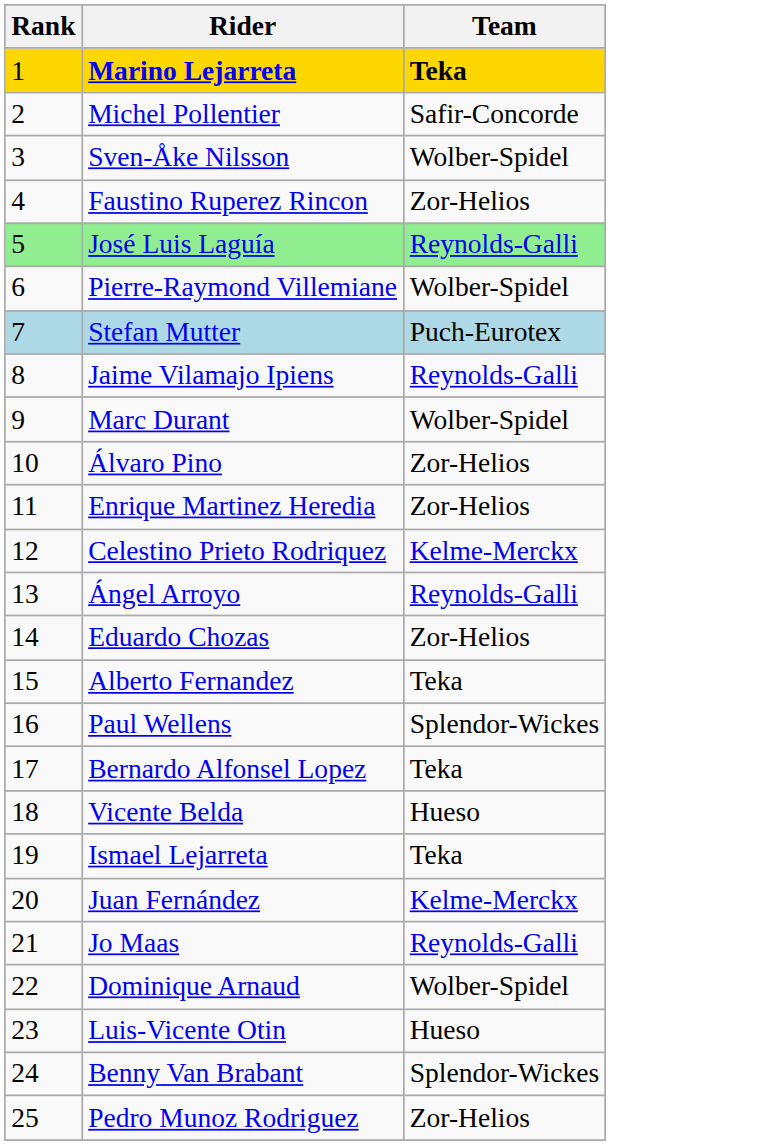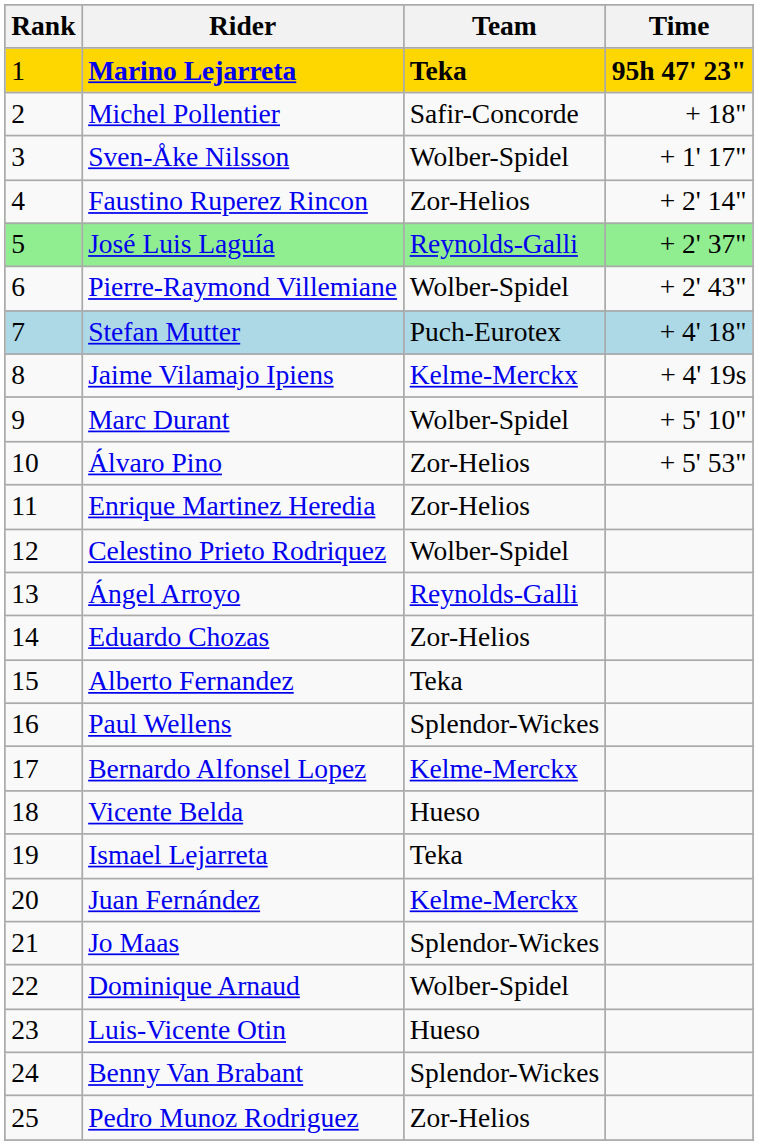+ column: (679, 26)
(494, 375) Reynolds-Galli -> (494, 375) Kelme-Merckx
(494, 550) Kelme-Merckx -> (489, 550) Wolber-Spidel
(436, 768) Teka -> (494, 768) Kelme-Merckx
(494, 942) Reynolds-Galli -> (504, 942) Splendor-Wickes
